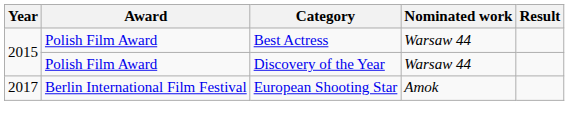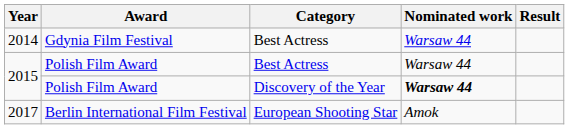+ row: (23, 40)
(438, 64) normal -> (438, 87) bold
